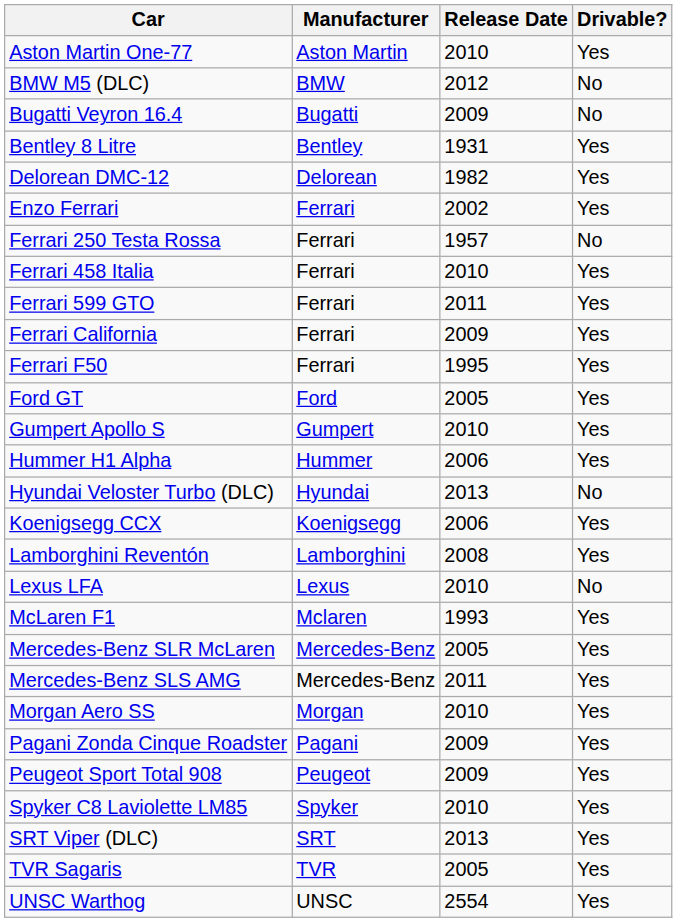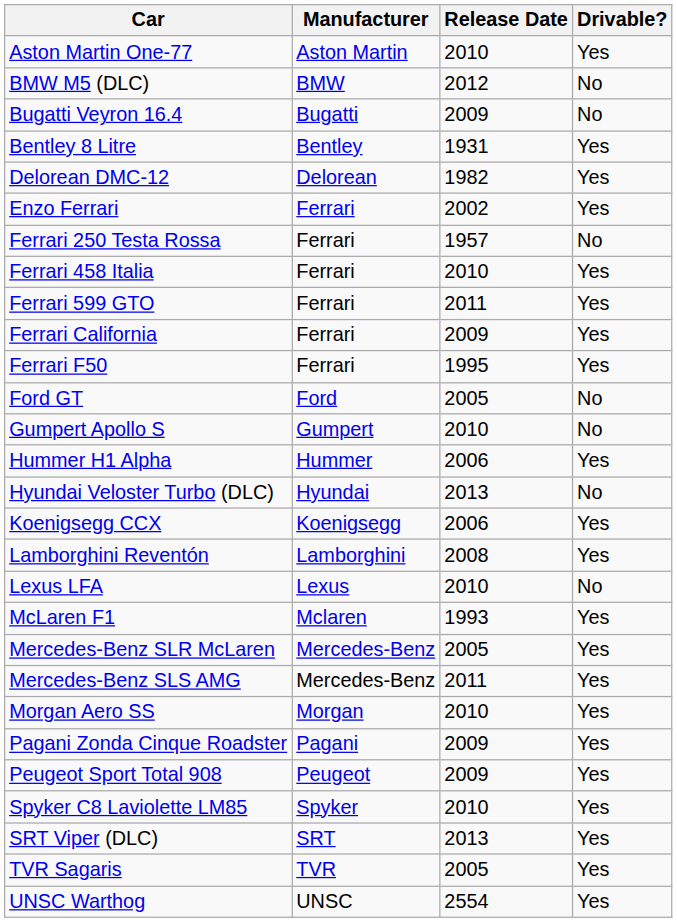(593, 397) Yes -> (590, 397) No
(593, 429) Yes -> (590, 429) No
